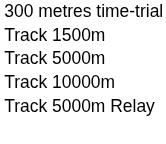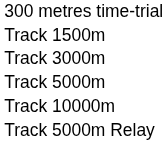+ row: (55, 58)
